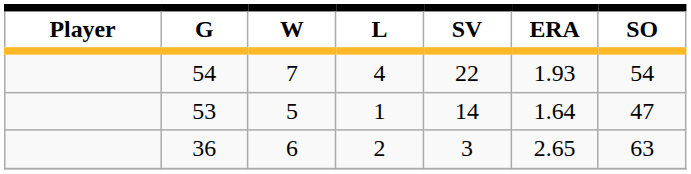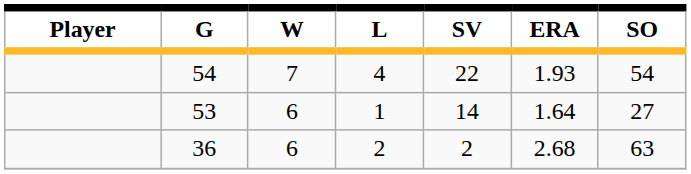(292, 110) 5 -> (292, 110) 6
(642, 110) 47 -> (642, 110) 27
(467, 148) 3 -> (467, 148) 2
(555, 148) 2.65 -> (555, 148) 2.68
